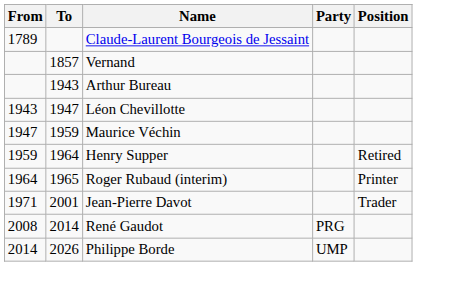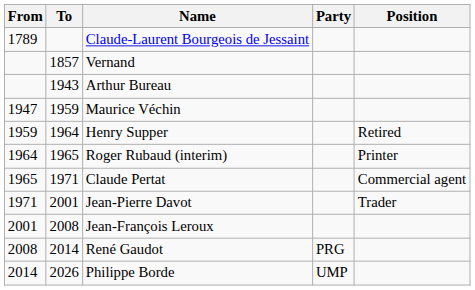- row: (135, 109)
+ row: (126, 179)
+ row: (150, 226)
